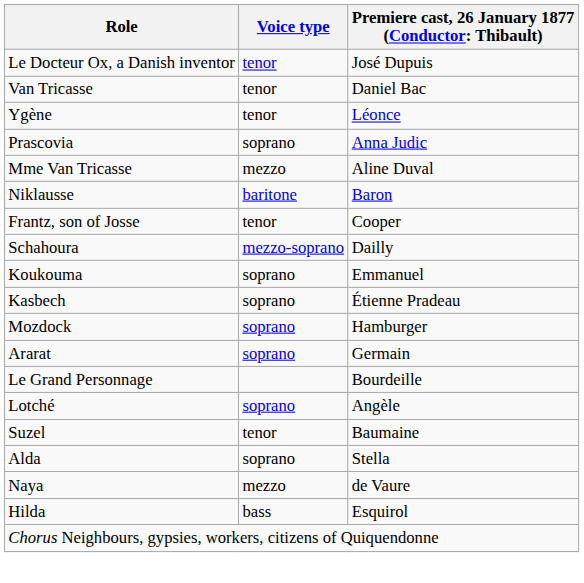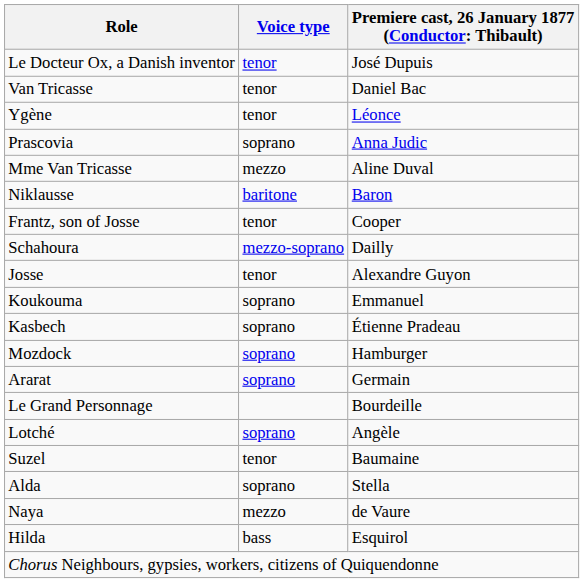+ row: (26, 273)
